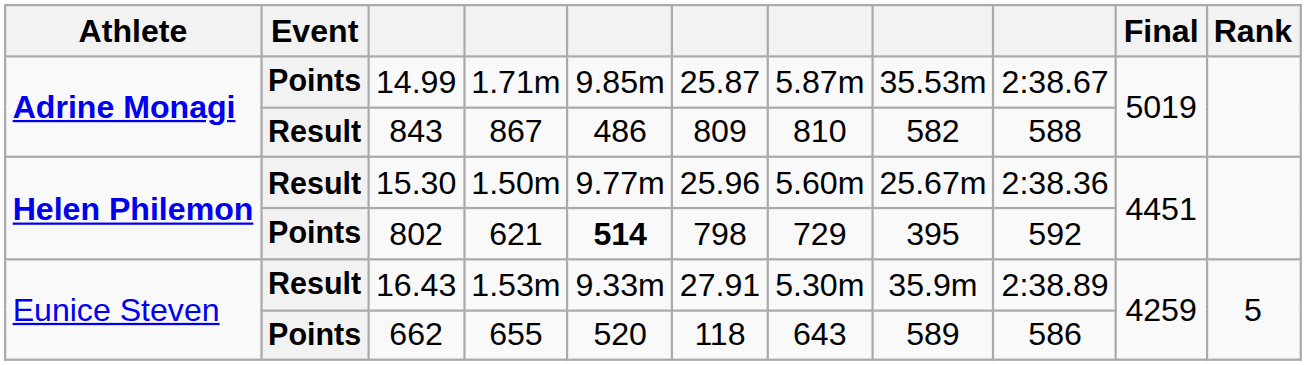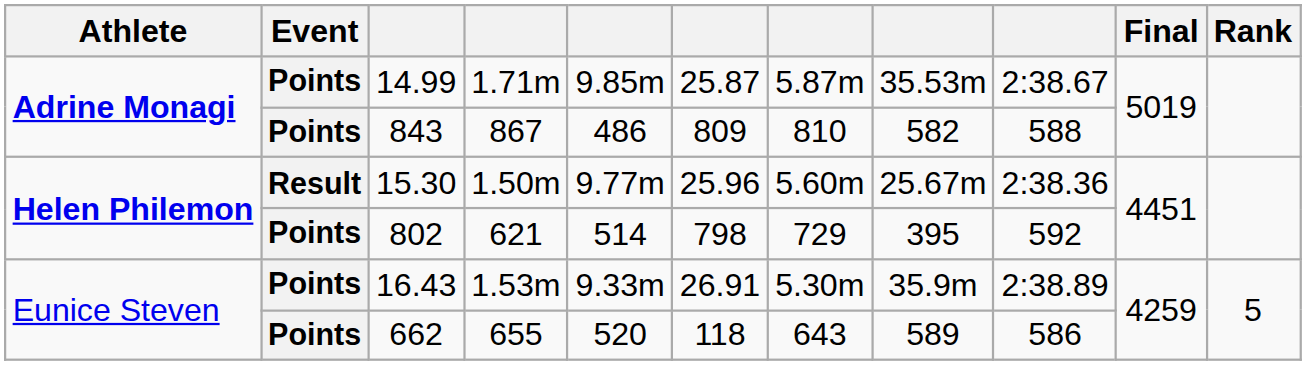(315, 132) Result -> (315, 132) Points
(620, 234) bold -> (620, 234) normal
(315, 285) Result -> (315, 285) Points
(720, 285) 27.91 -> (720, 285) 26.91
